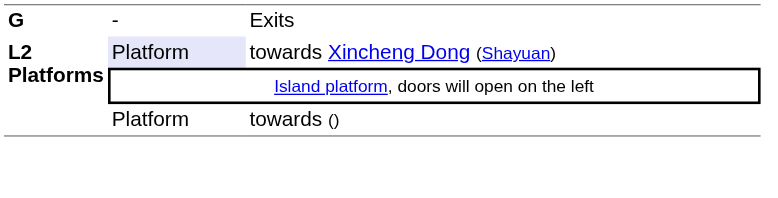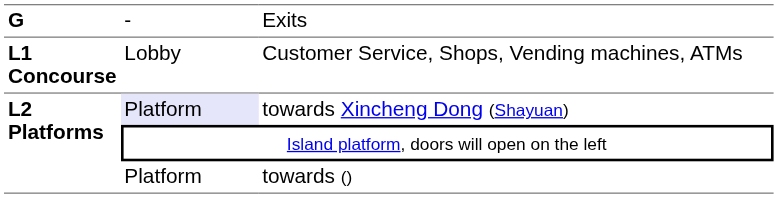+ row: (502, 53)
